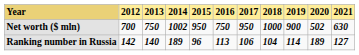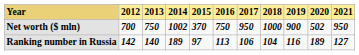(199, 27) 950 -> (199, 27) 370
(341, 27) 630 -> (341, 27) 950
(197, 42) 96 -> (197, 42) 97
(293, 42) 114 -> (293, 42) 116
